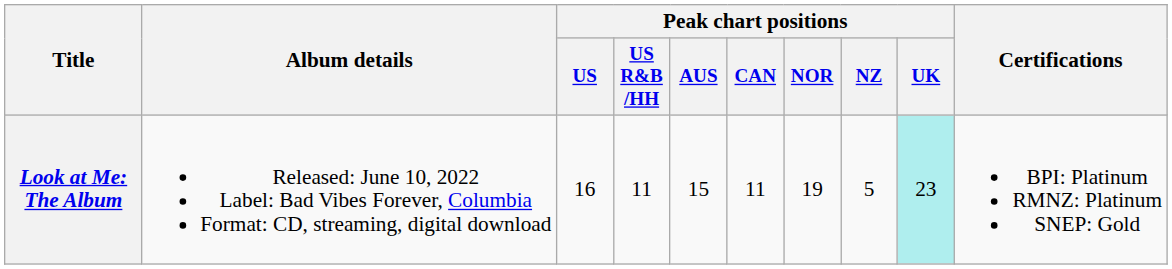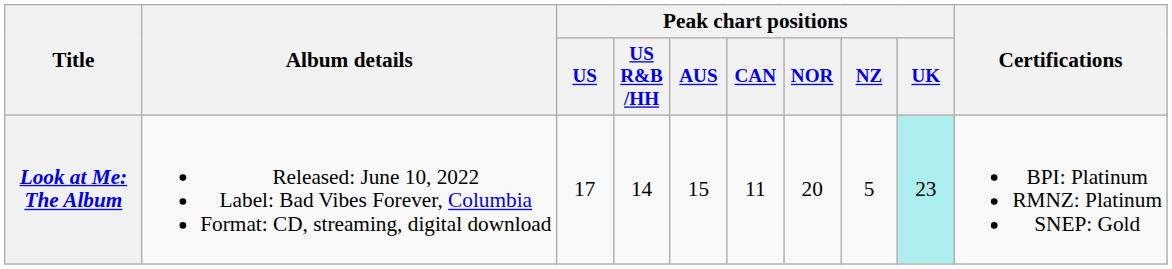(585, 189) 16 -> (585, 189) 17
(642, 189) 11 -> (642, 189) 14
(812, 189) 19 -> (812, 189) 20
